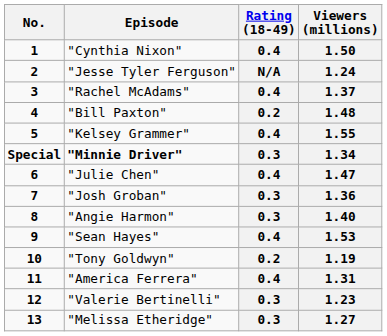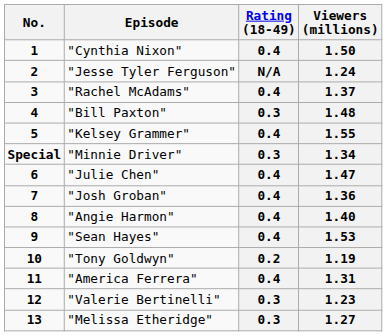(269, 113) 0.2 -> (269, 113) 0.3
(125, 154) bold -> (125, 154) normal
(269, 196) 0.3 -> (269, 196) 0.4
(269, 216) 0.3 -> (269, 216) 0.4
